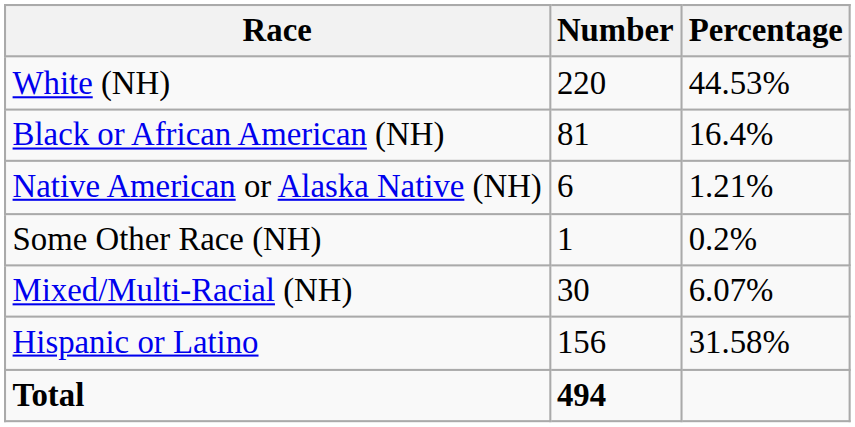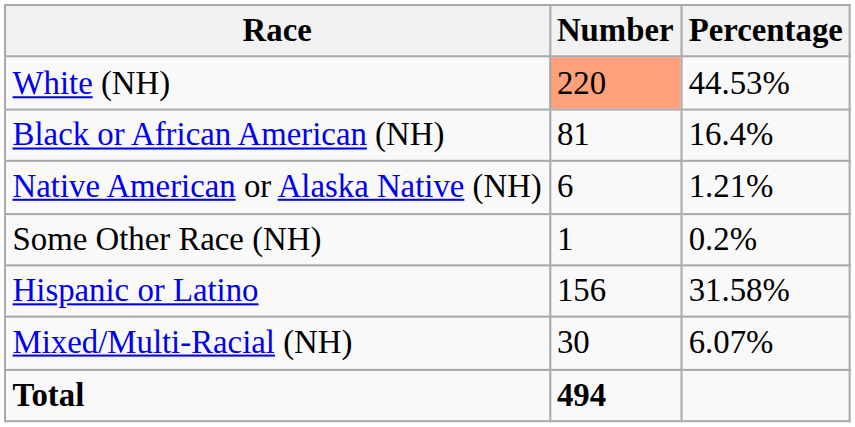(581, 82) no background -> (581, 82) lightsalmon background
rows swapped: (182, 290) <-> (136, 342)
